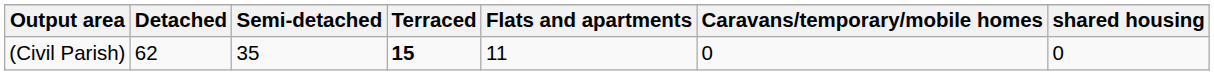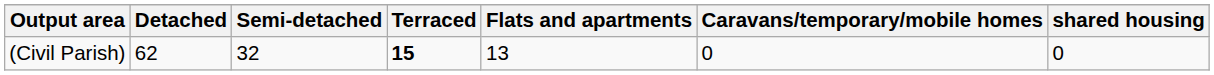(248, 53) 35 -> (248, 53) 32
(497, 53) 11 -> (497, 53) 13
